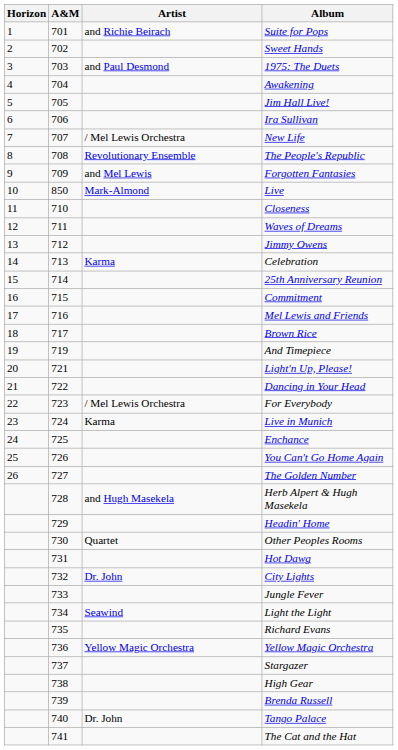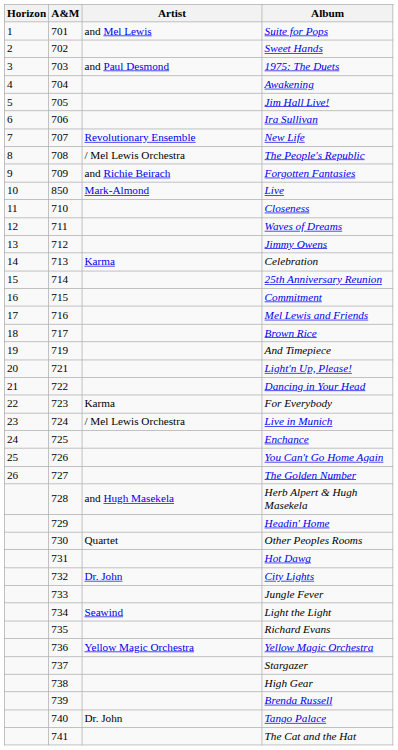(127, 31) and Richie Beirach -> (118, 31) and Mel Lewis
(135, 137) / Mel Lewis Orchestra -> (140, 137) Revolutionary Ensemble
(140, 155) Revolutionary Ensemble -> (135, 155) / Mel Lewis Orchestra
(118, 173) and Mel Lewis -> (127, 173) and Richie Beirach
(135, 404) / Mel Lewis Orchestra -> (100, 404) Karma
(100, 421) Karma -> (135, 421) / Mel Lewis Orchestra
